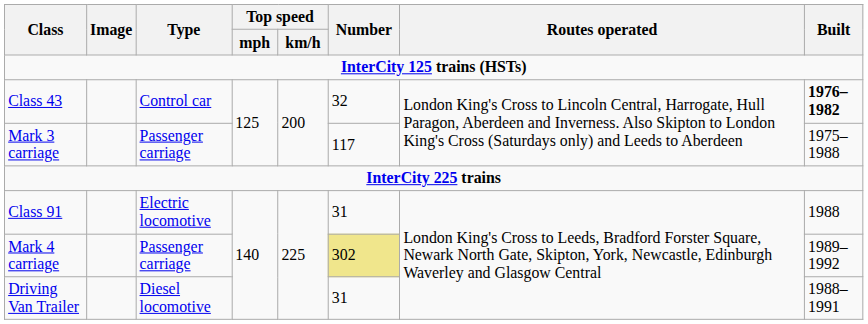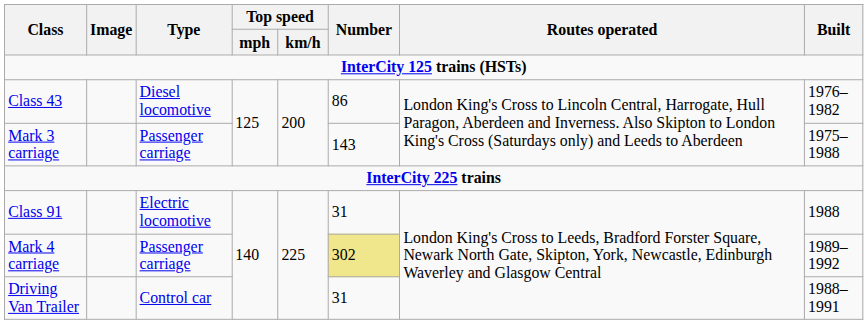(175, 101) Control car -> (175, 101) Diesel locomotive
(340, 101) 32 -> (340, 101) 86
(828, 101) bold -> (828, 101) normal
(343, 144) 117 -> (344, 144) 143
(175, 298) Diesel locomotive -> (175, 298) Control car
